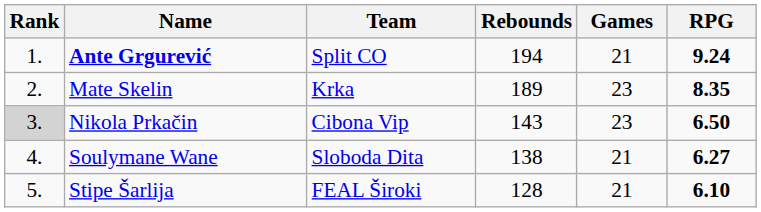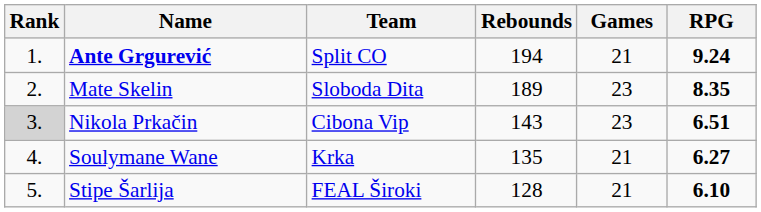(333, 88) Krka -> (367, 88) Sloboda Dita
(711, 122) 6.50 -> (711, 122) 6.51
(367, 156) Sloboda Dita -> (333, 156) Krka
(527, 156) 138 -> (527, 156) 135
